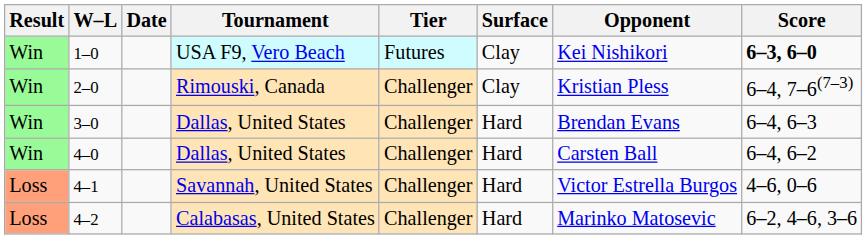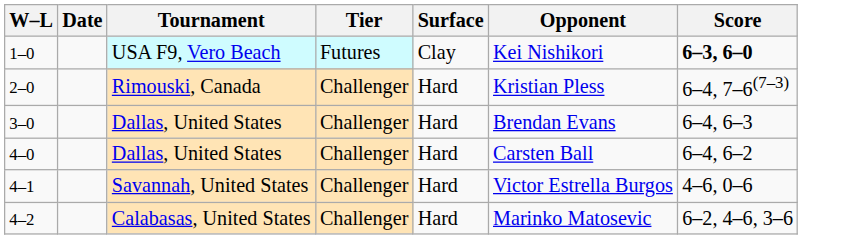- column: (37, 20)
(501, 87) Clay -> (438, 87) Hard
